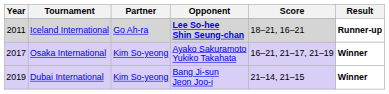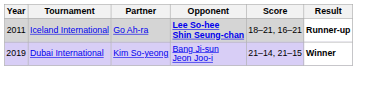- row: (68, 54)
